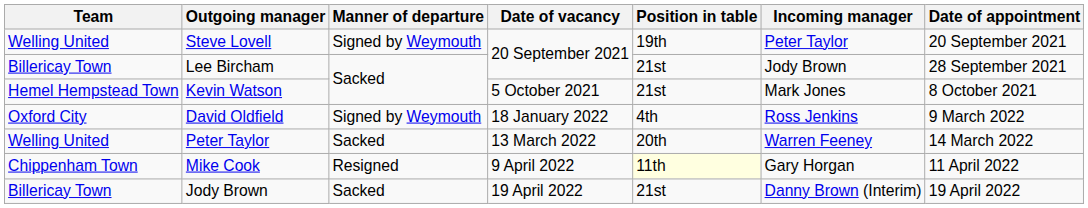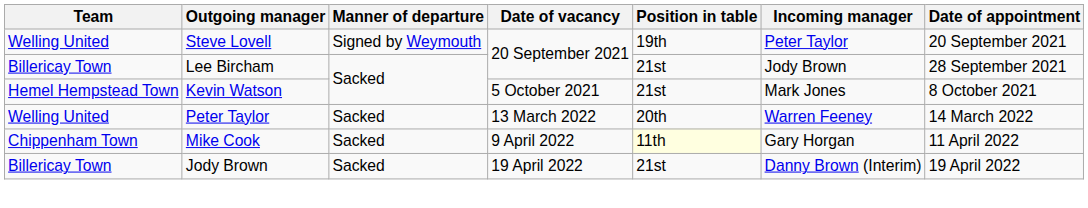- row: (235, 116)
(366, 166) Resigned -> (359, 141) Sacked
